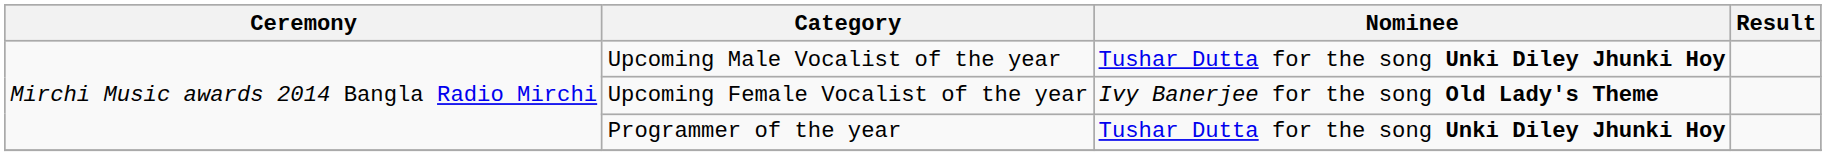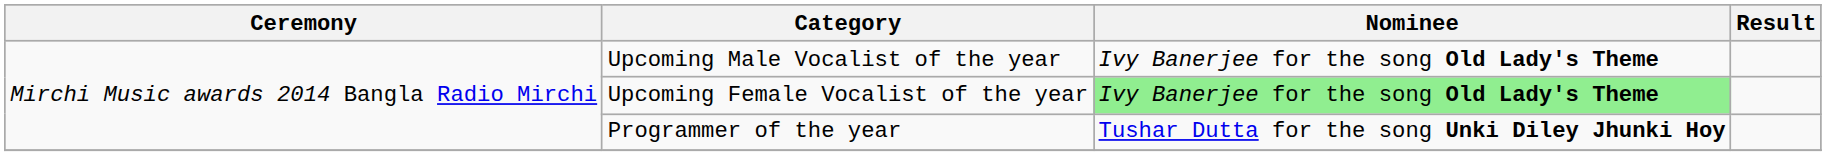(1412, 59) Tushar Dutta for the song Unki Diley Jhunki Hoy -> (1379, 59) Ivy Banerjee for the song Old Lady's Theme
(1379, 95) no background -> (1379, 95) lightgreen background
